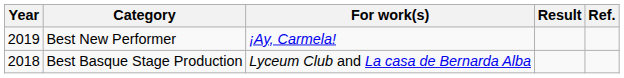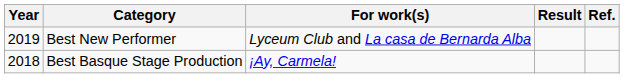(293, 38) ¡Ay, Carmela! -> (390, 38) Lyceum Club and La casa de Bernarda Alba
(390, 61) Lyceum Club and La casa de Bernarda Alba -> (293, 61) ¡Ay, Carmela!
